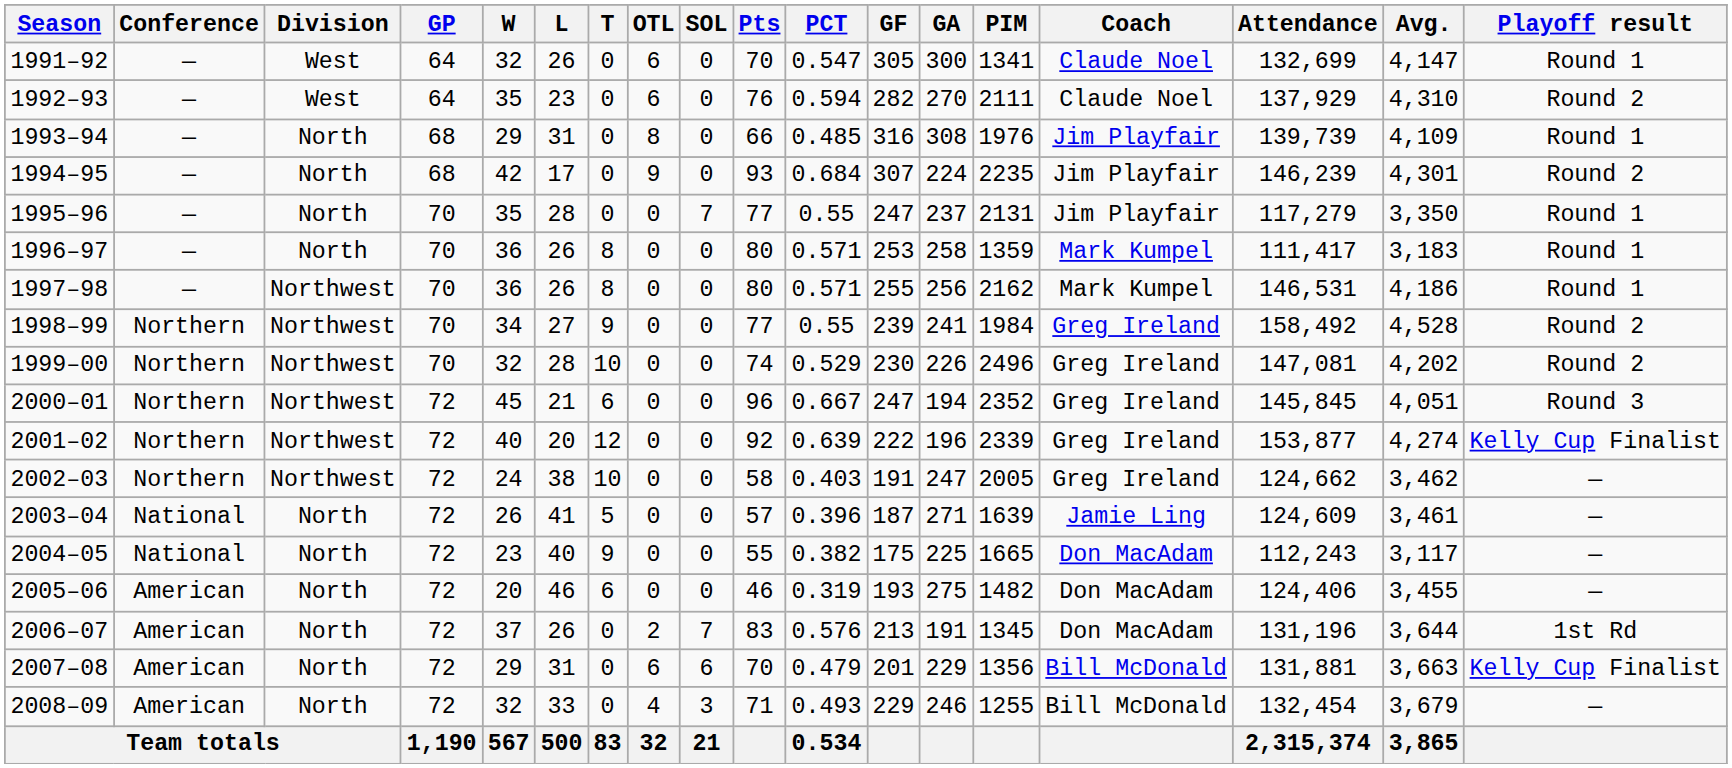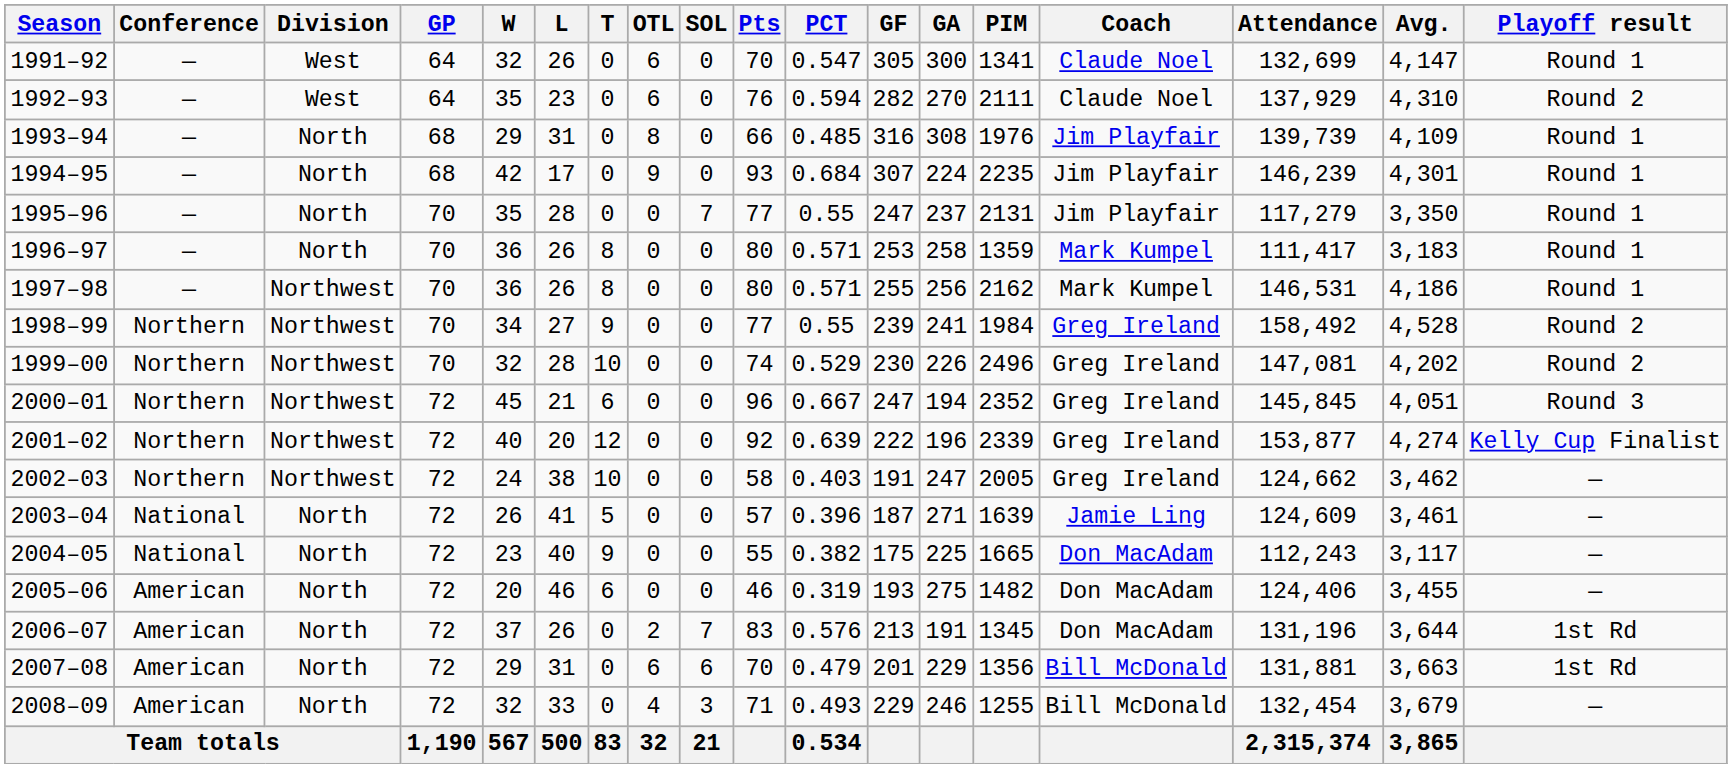(1595, 176) Round 2 -> (1595, 176) Round 1
(1595, 669) Kelly Cup Finalist -> (1595, 669) 1st Rd
